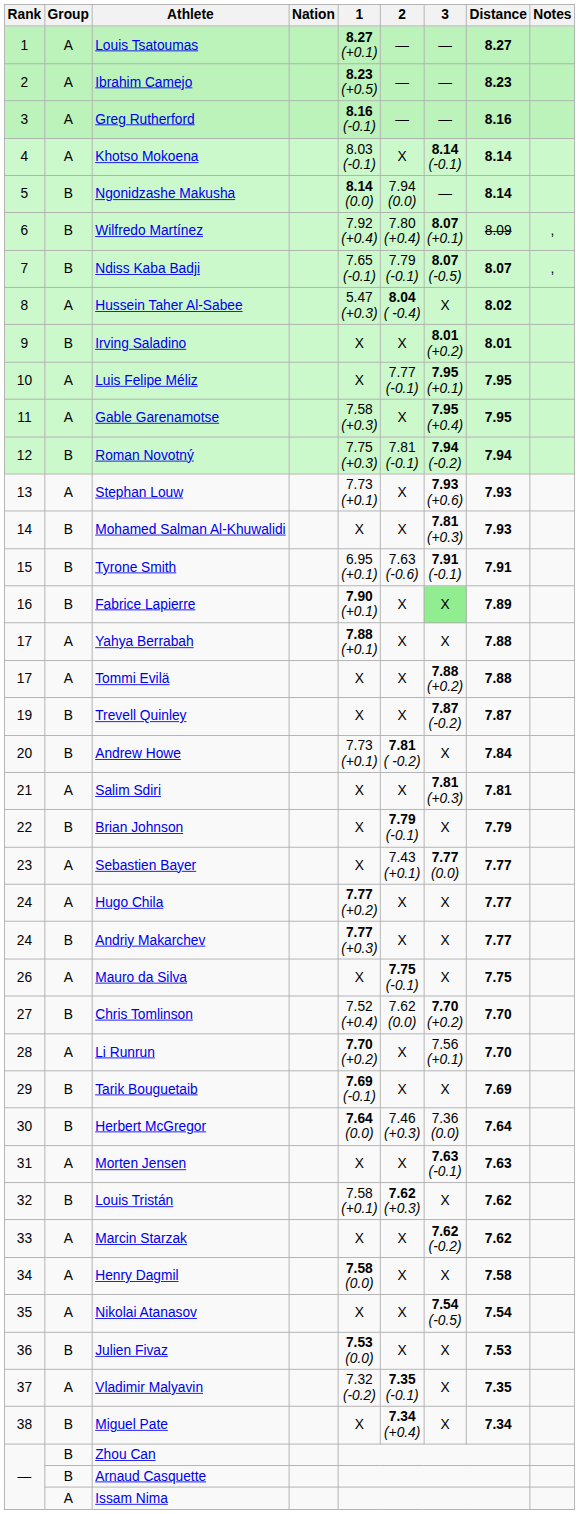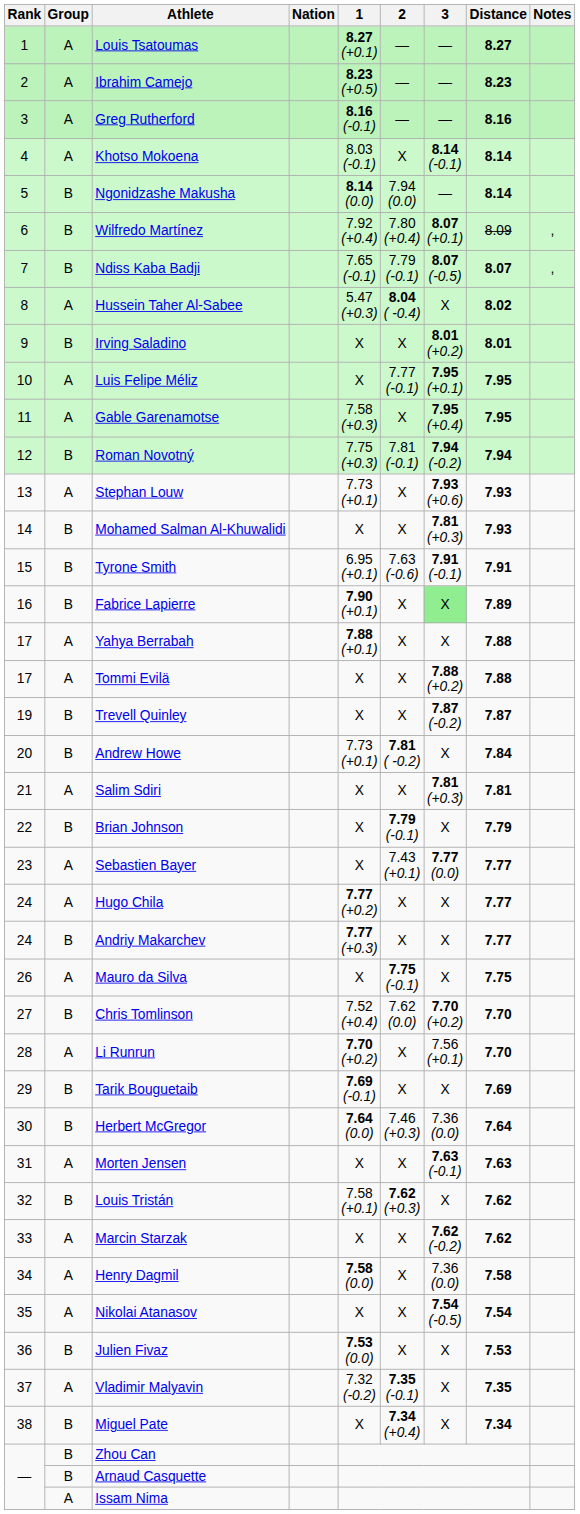(445, 1275) X -> (445, 1275) 7.36 (0.0)
